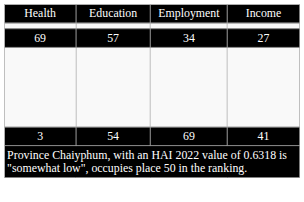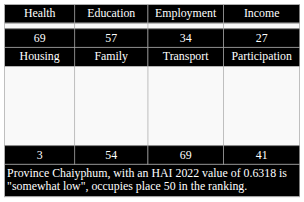+ row: (40, 56)
